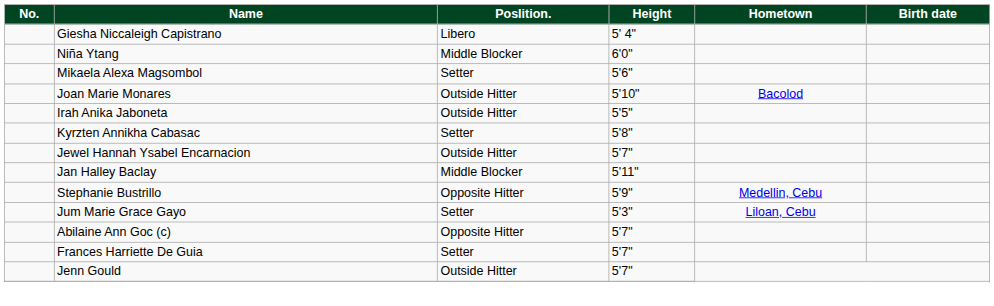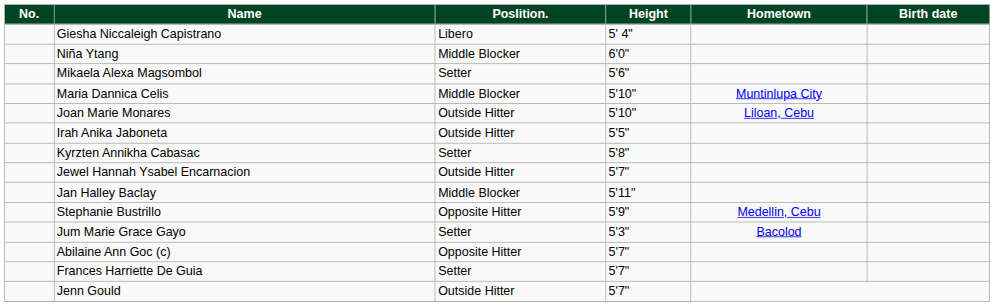+ row: (113, 93)
(781, 93) Bacolod -> (779, 113) Liloan, Cebu
(781, 212) Liloan, Cebu -> (779, 232) Bacolod
